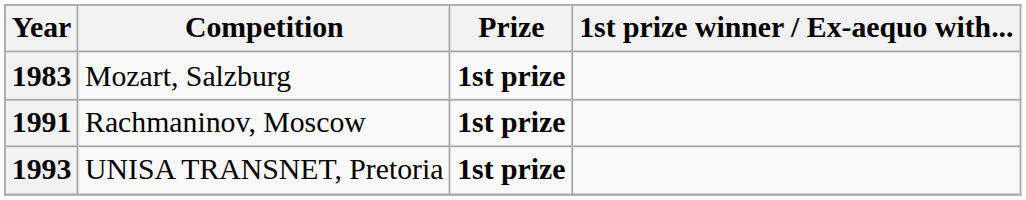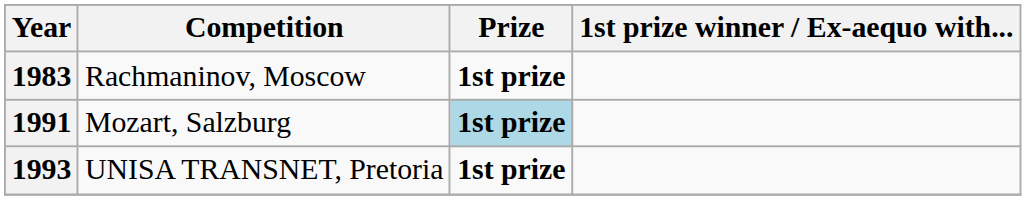(188, 75) Mozart, Salzburg -> (225, 75) Rachmaninov, Moscow
(225, 122) Rachmaninov, Moscow -> (188, 122) Mozart, Salzburg
(511, 122) no background -> (511, 122) lightblue background
